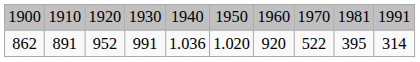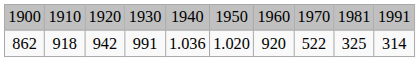(65, 43) 891 -> (65, 43) 918
(105, 43) 952 -> (105, 43) 942
(354, 43) 395 -> (354, 43) 325
